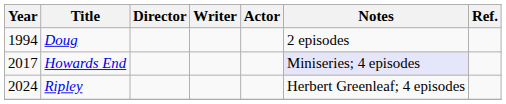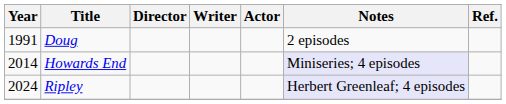(23, 39) 1994 -> (23, 39) 1991
(23, 63) 2017 -> (23, 63) 2014
(376, 87) no background -> (376, 87) lavender background
